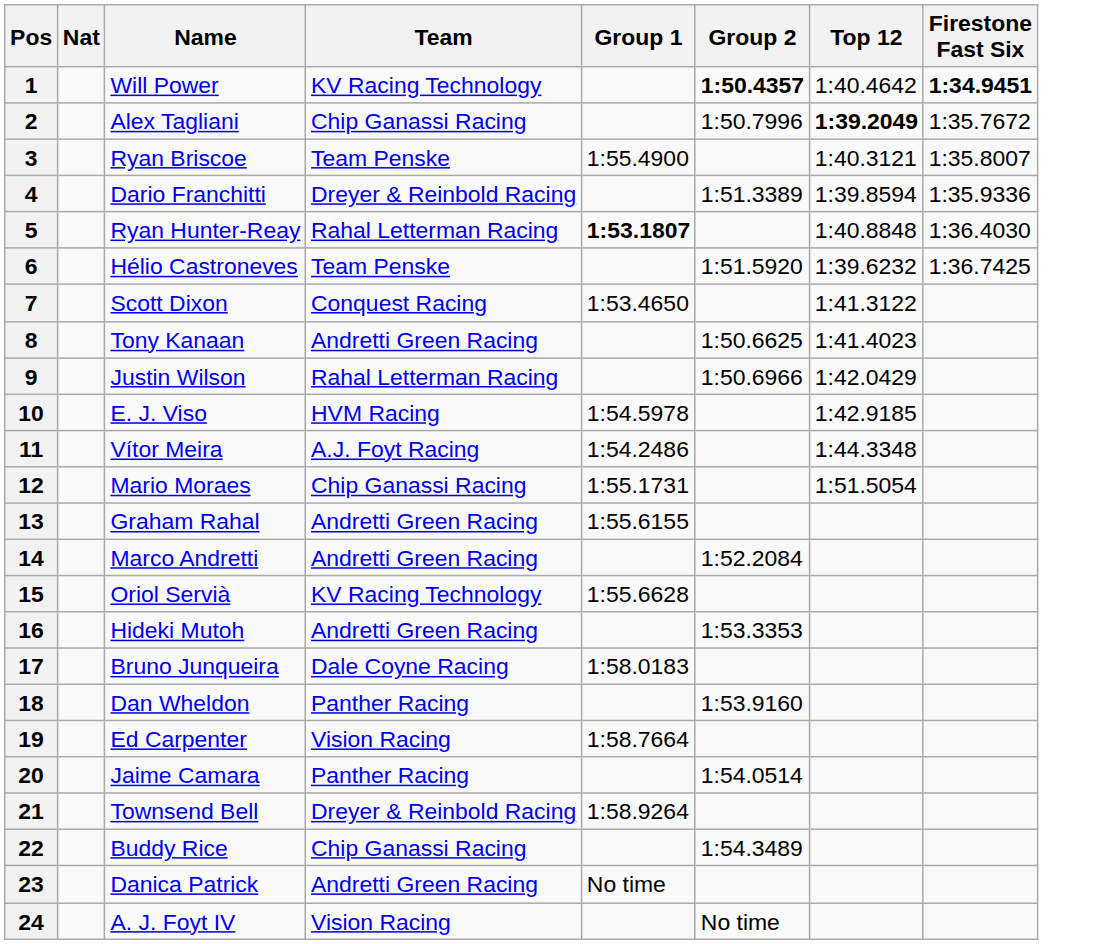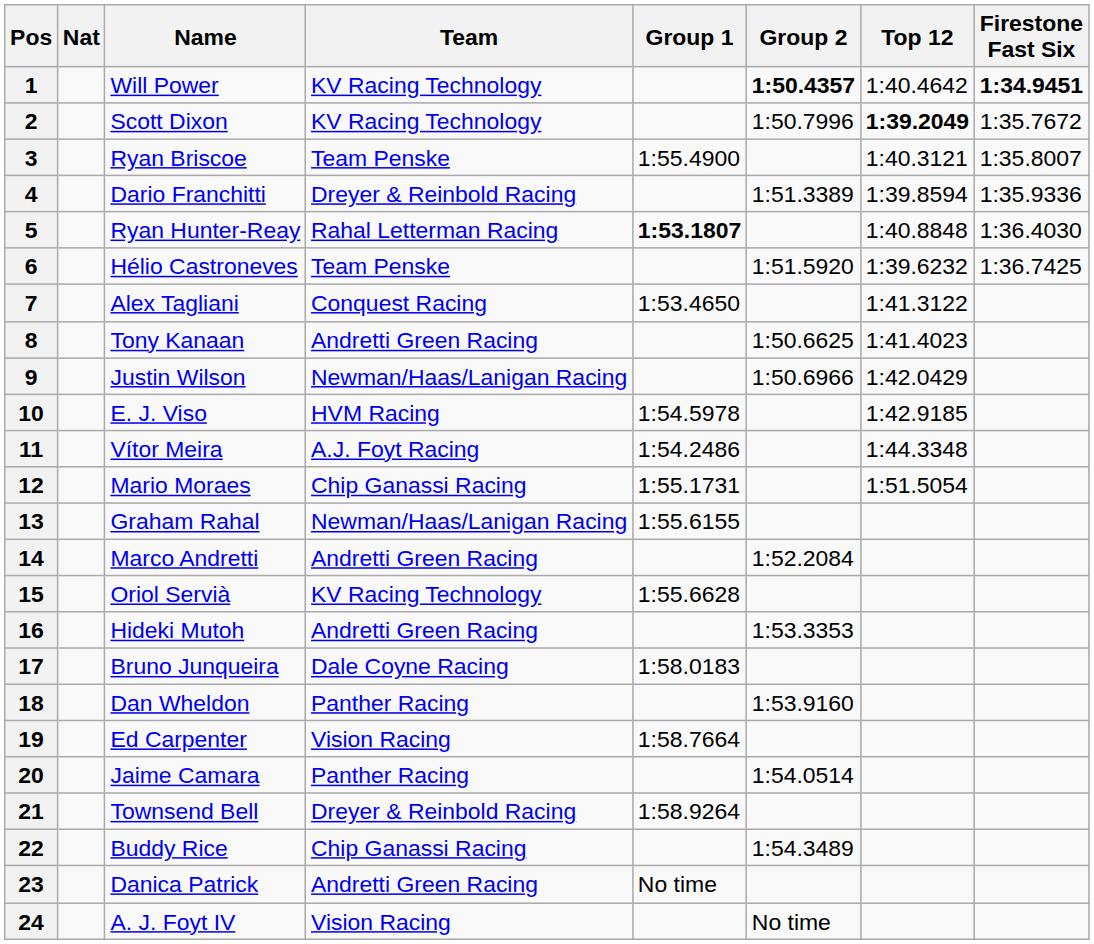(175, 121) Alex Tagliani -> (169, 121) Scott Dixon
(419, 121) Chip Ganassi Racing -> (426, 121) KV Racing Technology
(169, 303) Scott Dixon -> (175, 303) Alex Tagliani
(435, 376) Rahal Letterman Racing -> (469, 376) Newman/Haas/Lanigan Racing
(425, 521) Andretti Green Racing -> (469, 521) Newman/Haas/Lanigan Racing
